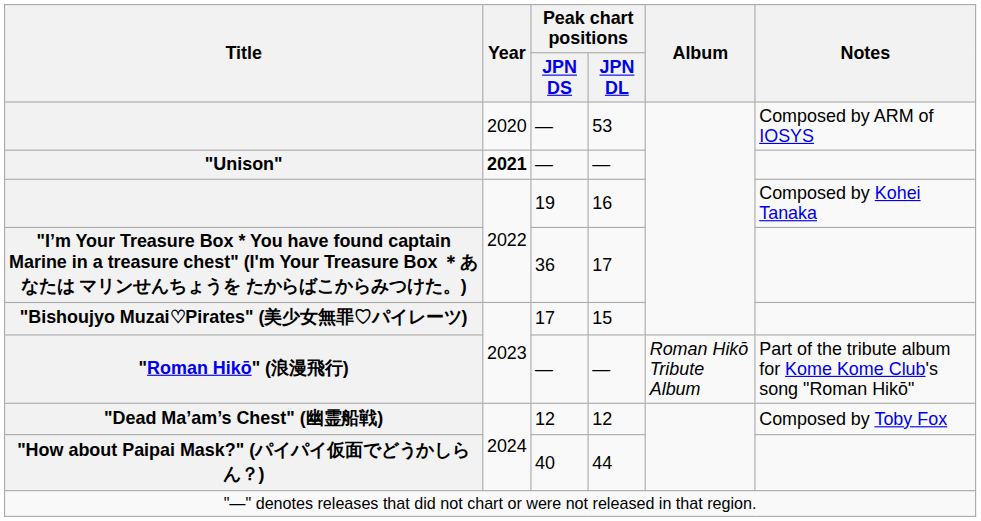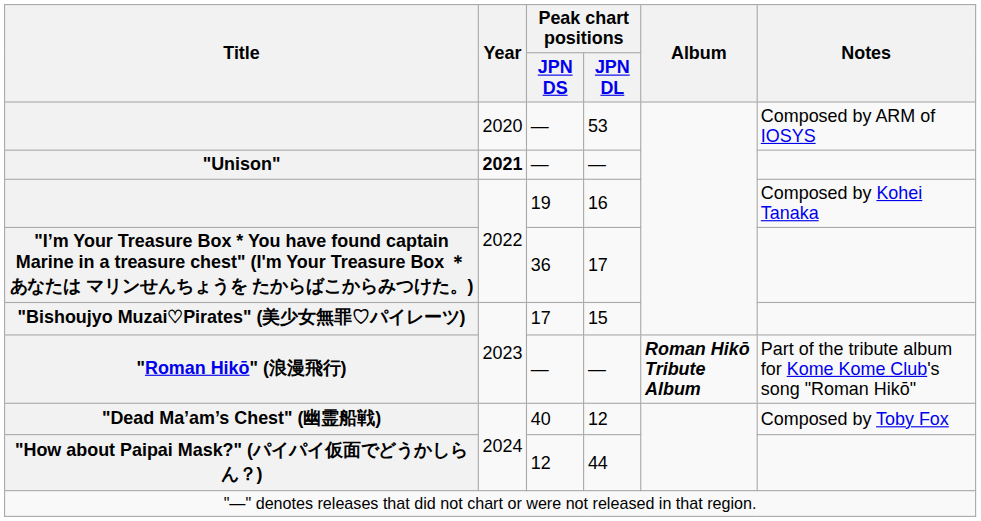(699, 368) normal -> (697, 368) bold
(545, 419) 12 -> (541, 419) 40
(545, 462) 40 -> (541, 462) 12
